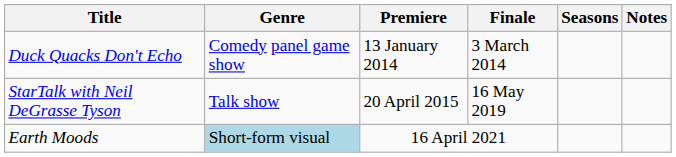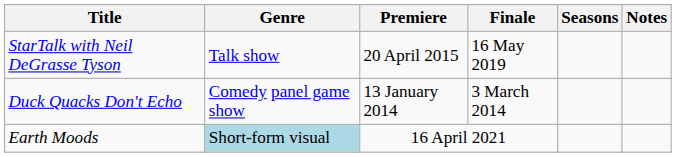rows swapped: (95, 54) <-> (70, 101)
